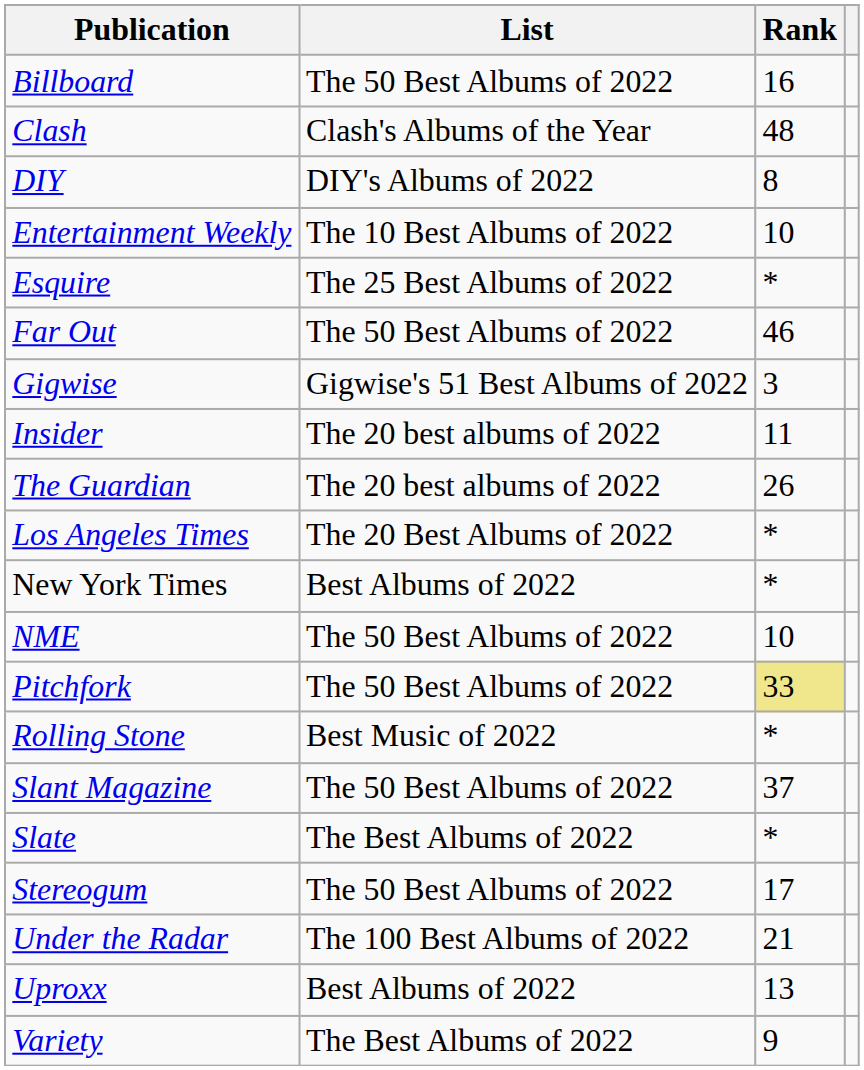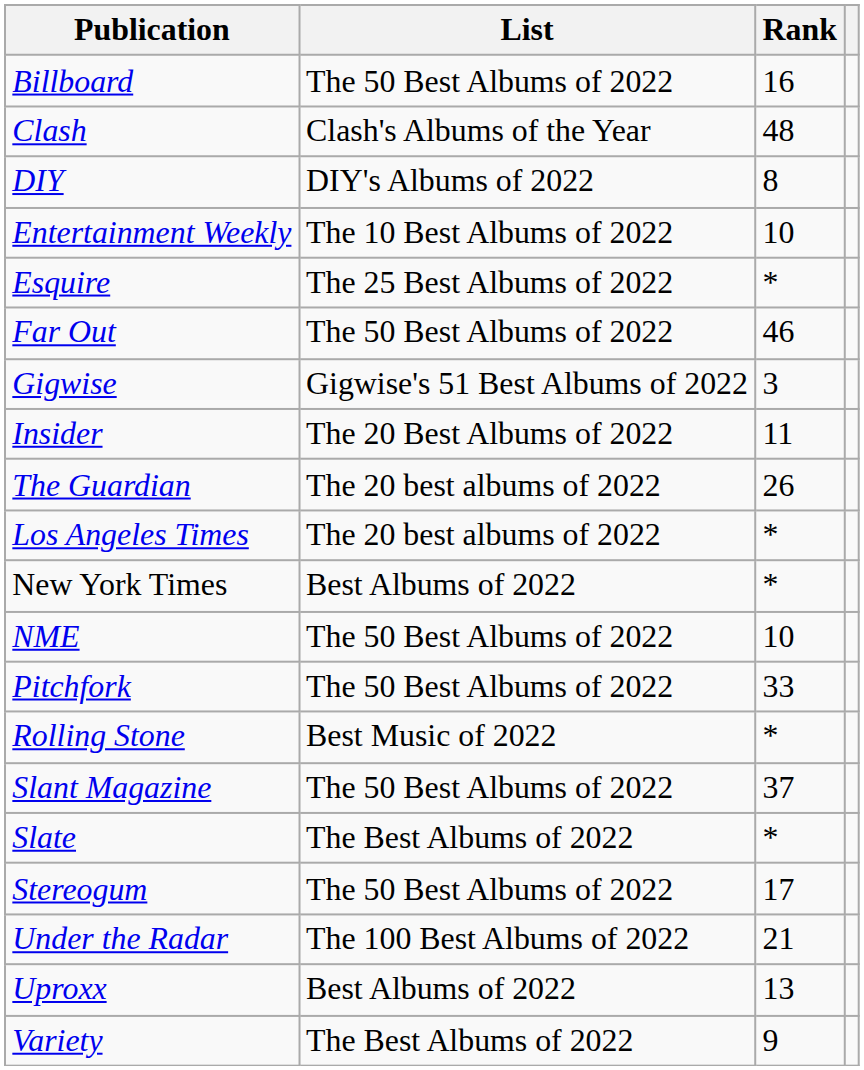(483, 433) The 20 best albums of 2022 -> (490, 433) The 20 Best Albums of 2022
(490, 534) The 20 Best Albums of 2022 -> (483, 534) The 20 best albums of 2022
(778, 686) khaki background -> (778, 686) no background
